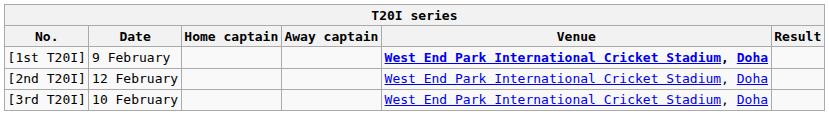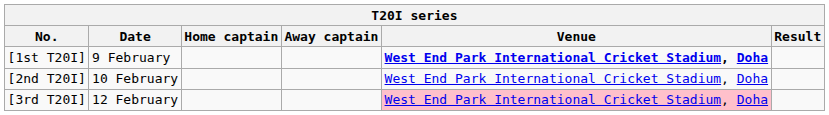(135, 79) 12 February -> (135, 79) 10 February
(135, 100) 10 February -> (135, 100) 12 February
(576, 100) no background -> (576, 100) pink background
